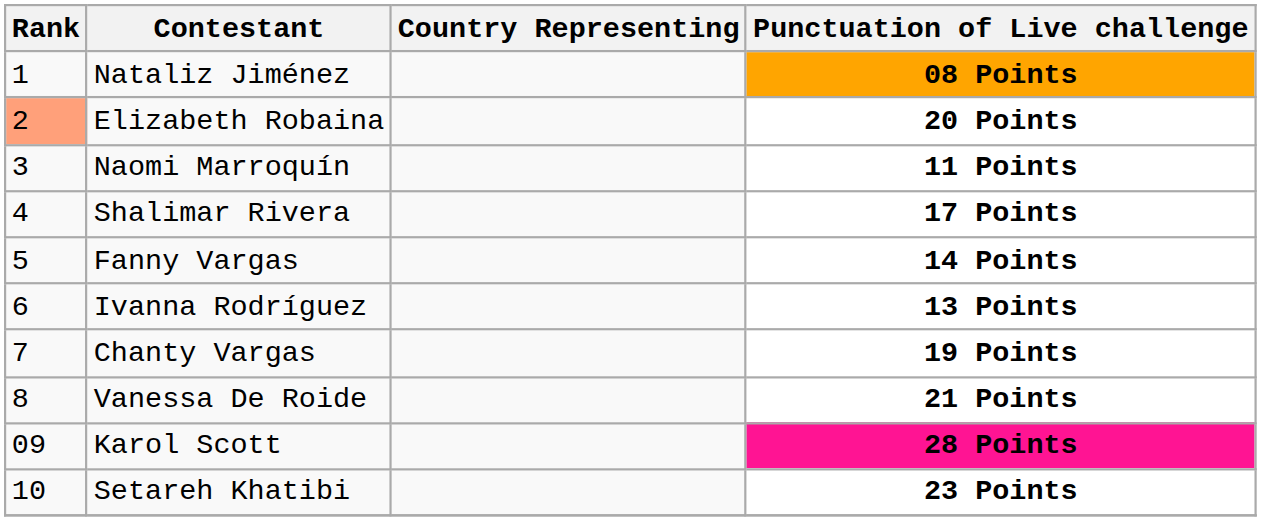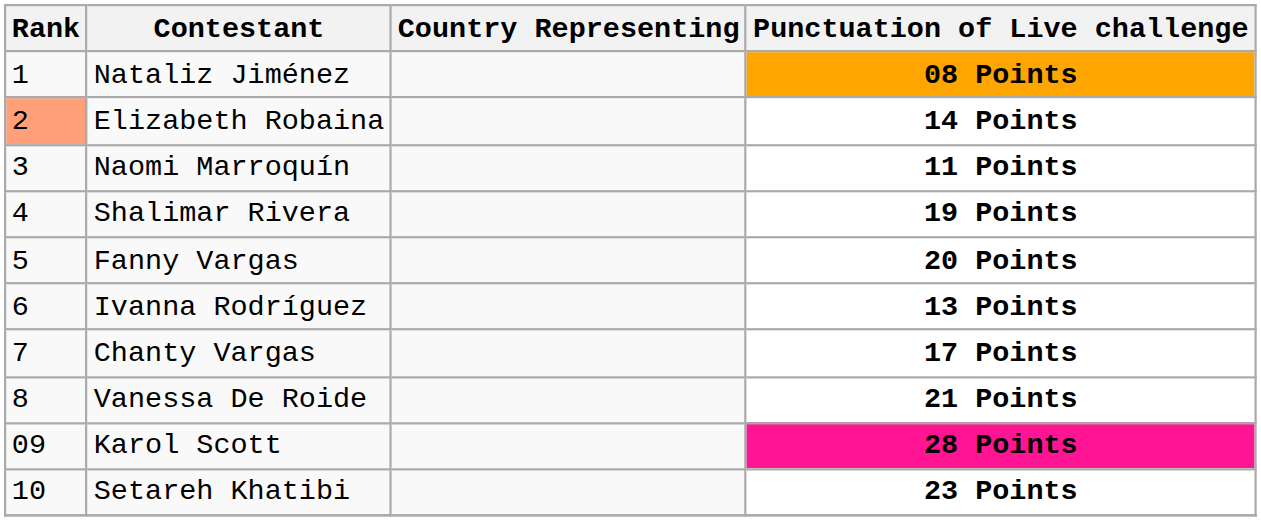(1001, 121) 20 Points -> (1001, 121) 14 Points
(1001, 214) 17 Points -> (1001, 214) 19 Points
(1001, 260) 14 Points -> (1001, 260) 20 Points
(1001, 353) 19 Points -> (1001, 353) 17 Points
